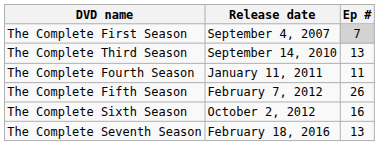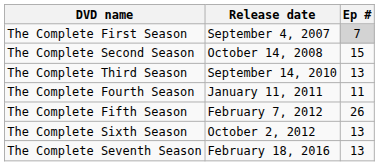+ row: (101, 53)
(357, 112) 16 -> (357, 131) 13
